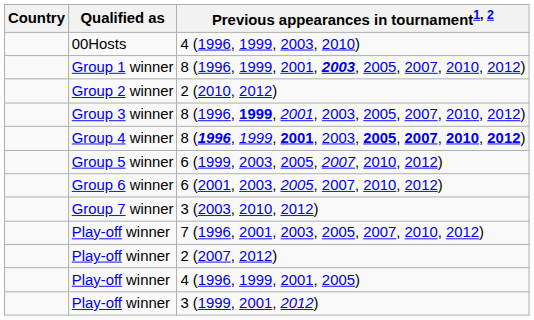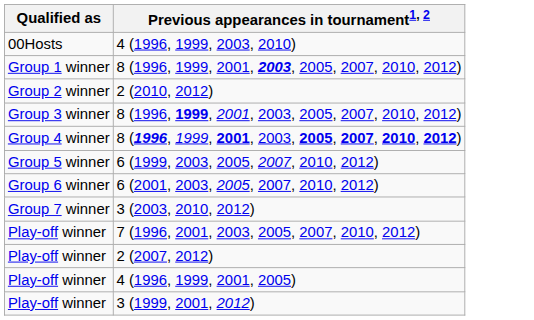- column: (36, 18)
